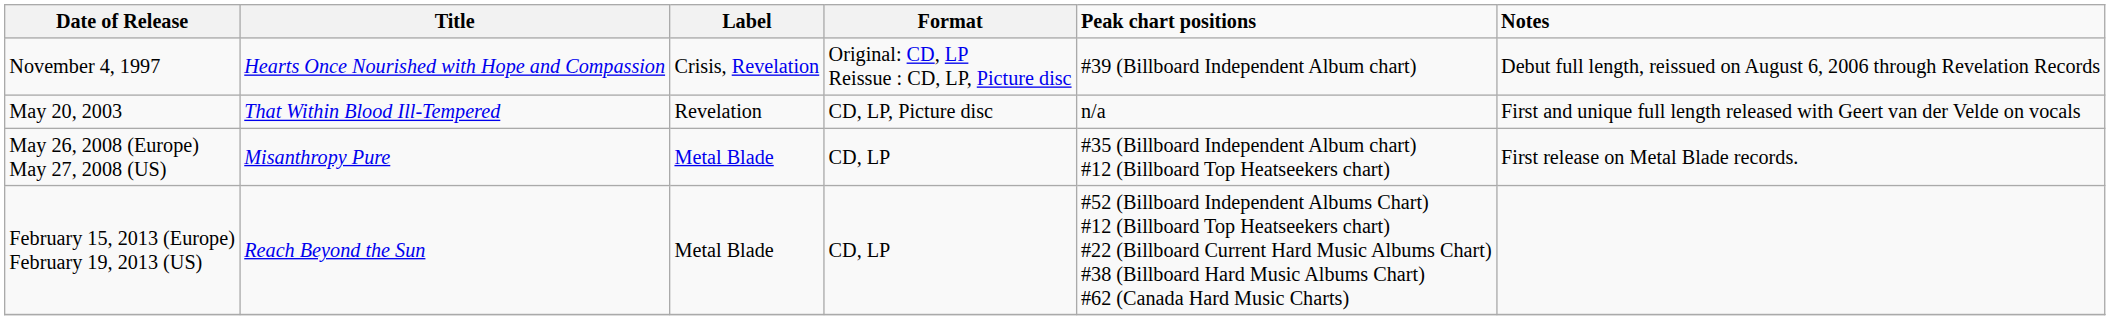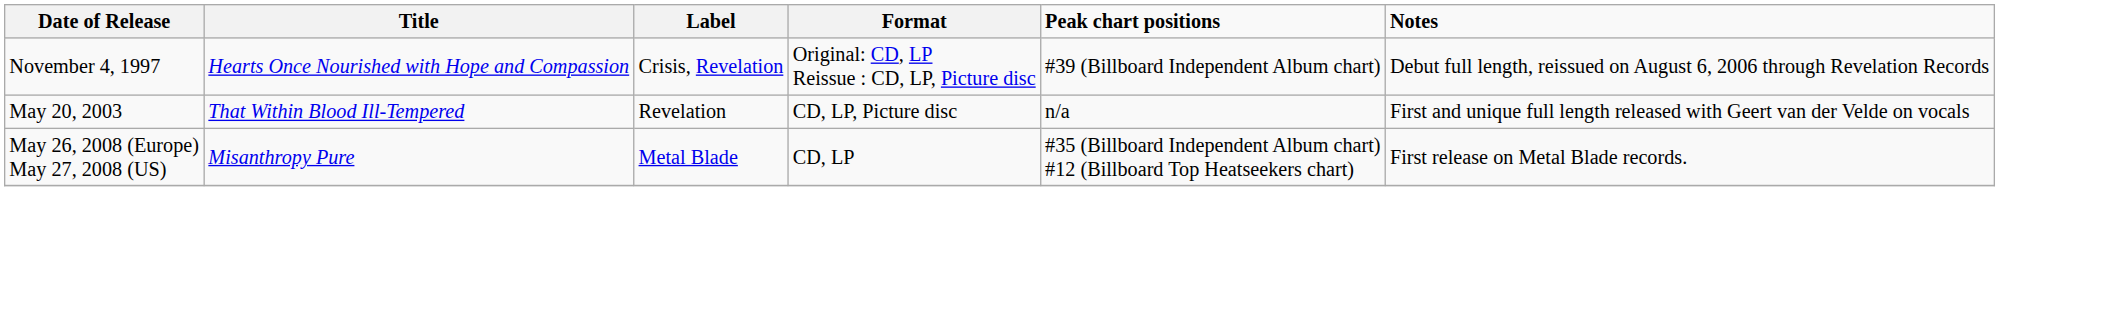- row: (122, 250)
